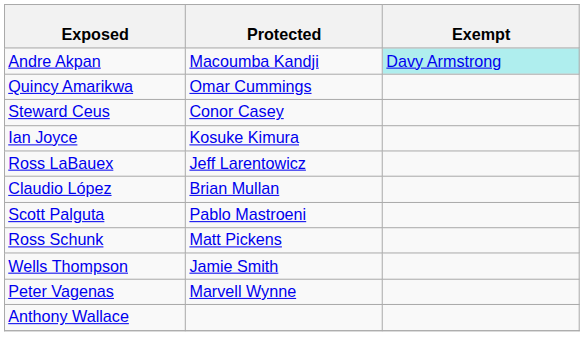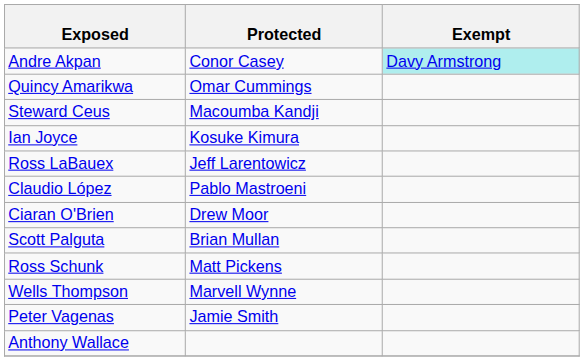(254, 61) Macoumba Kandji -> (237, 61) Conor Casey
(237, 112) Conor Casey -> (254, 112) Macoumba Kandji
(234, 189) Brian Mullan -> (248, 189) Pablo Mastroeni
+ row: (61, 214)
(248, 214) Pablo Mastroeni -> (234, 240) Brian Mullan
(234, 266) Jamie Smith -> (243, 291) Marvell Wynne
(243, 291) Marvell Wynne -> (234, 317) Jamie Smith
